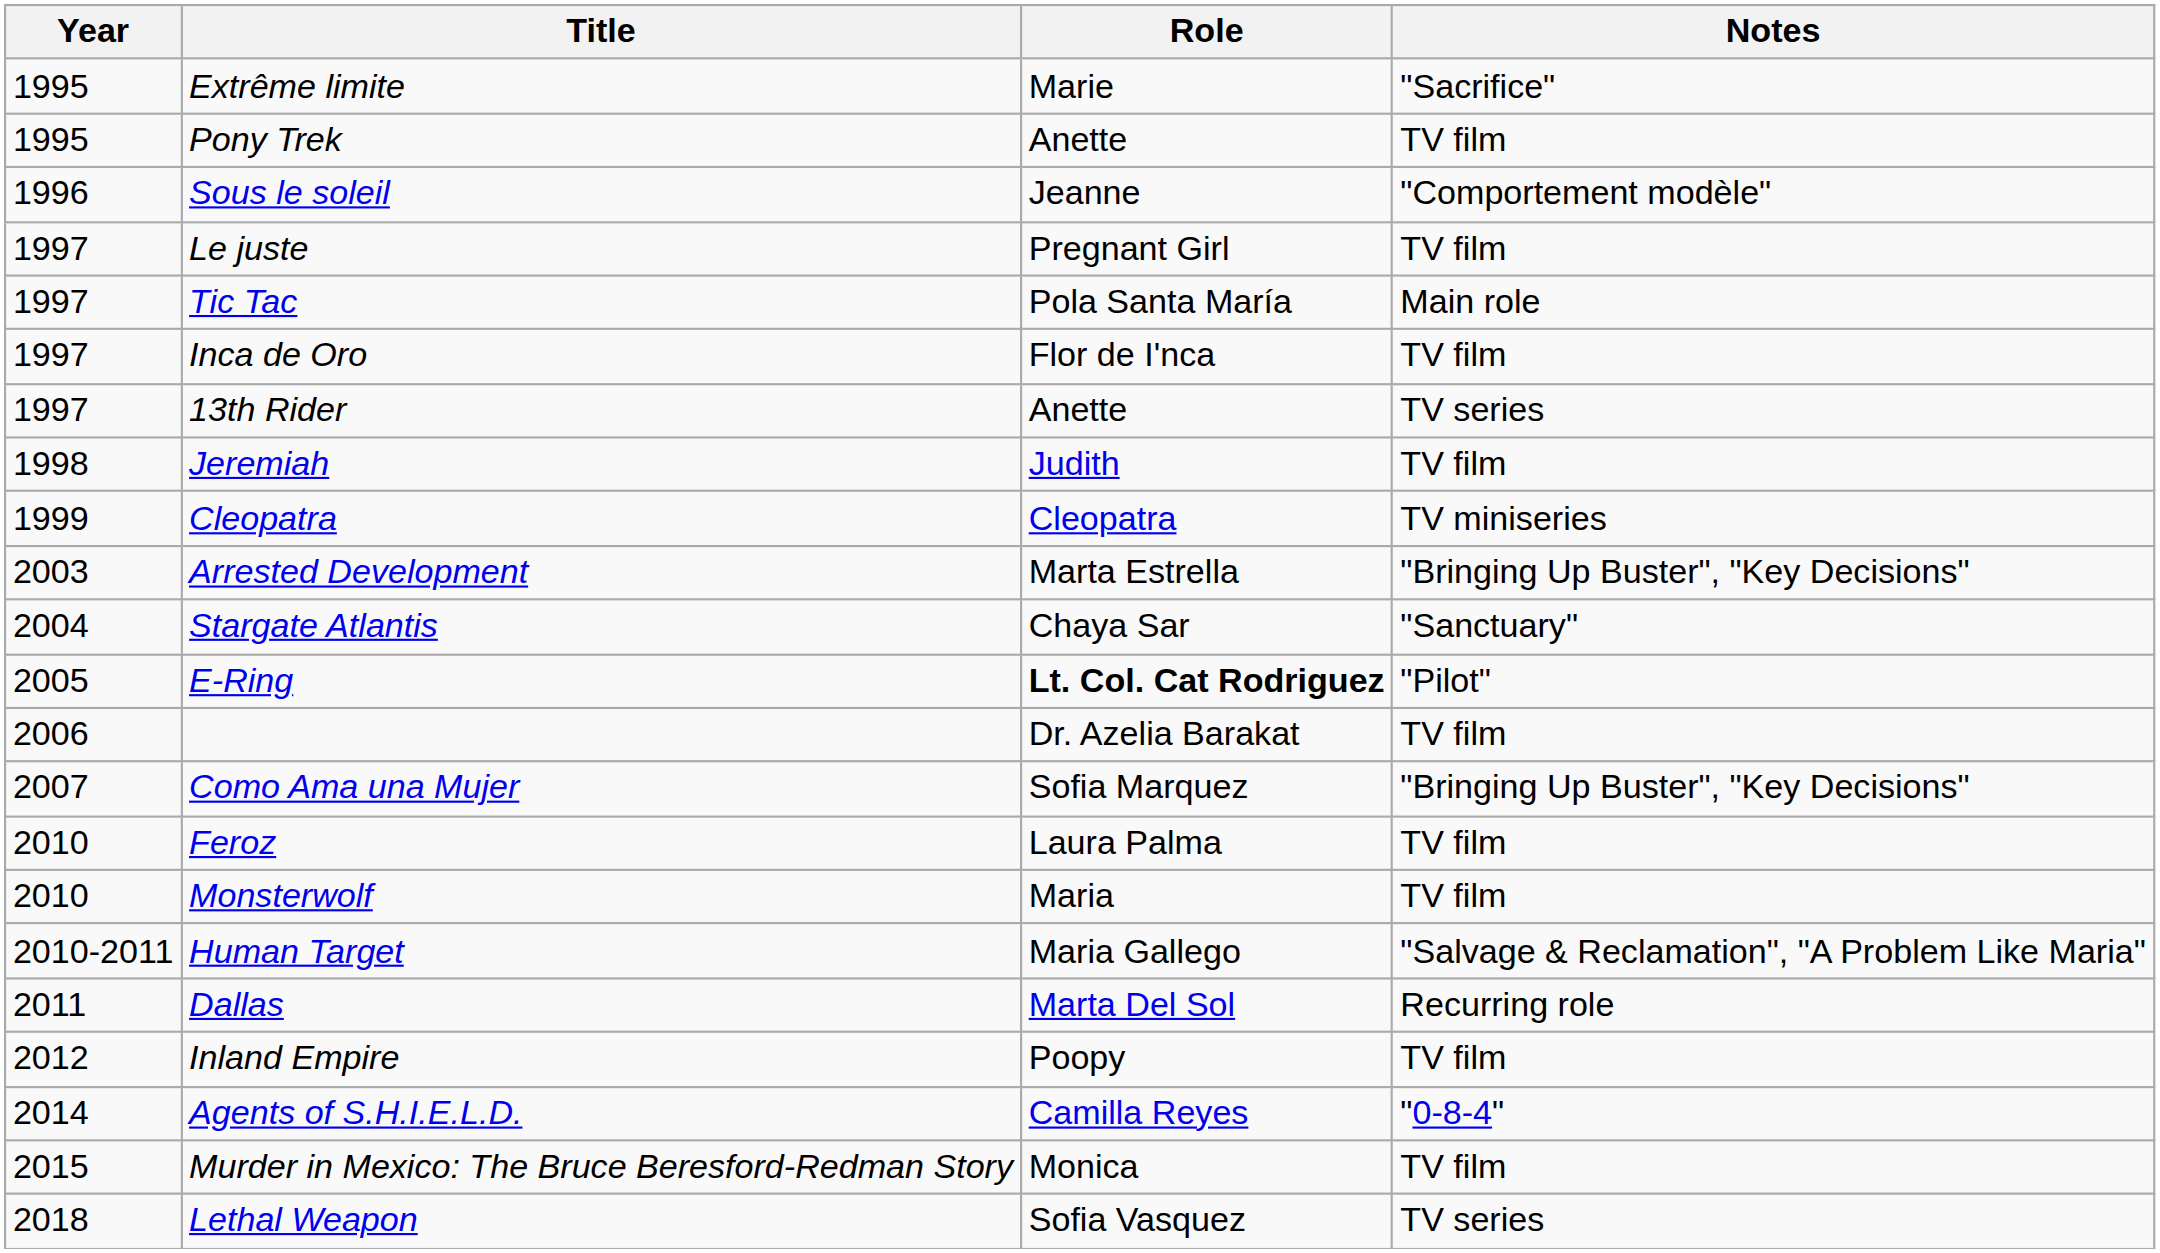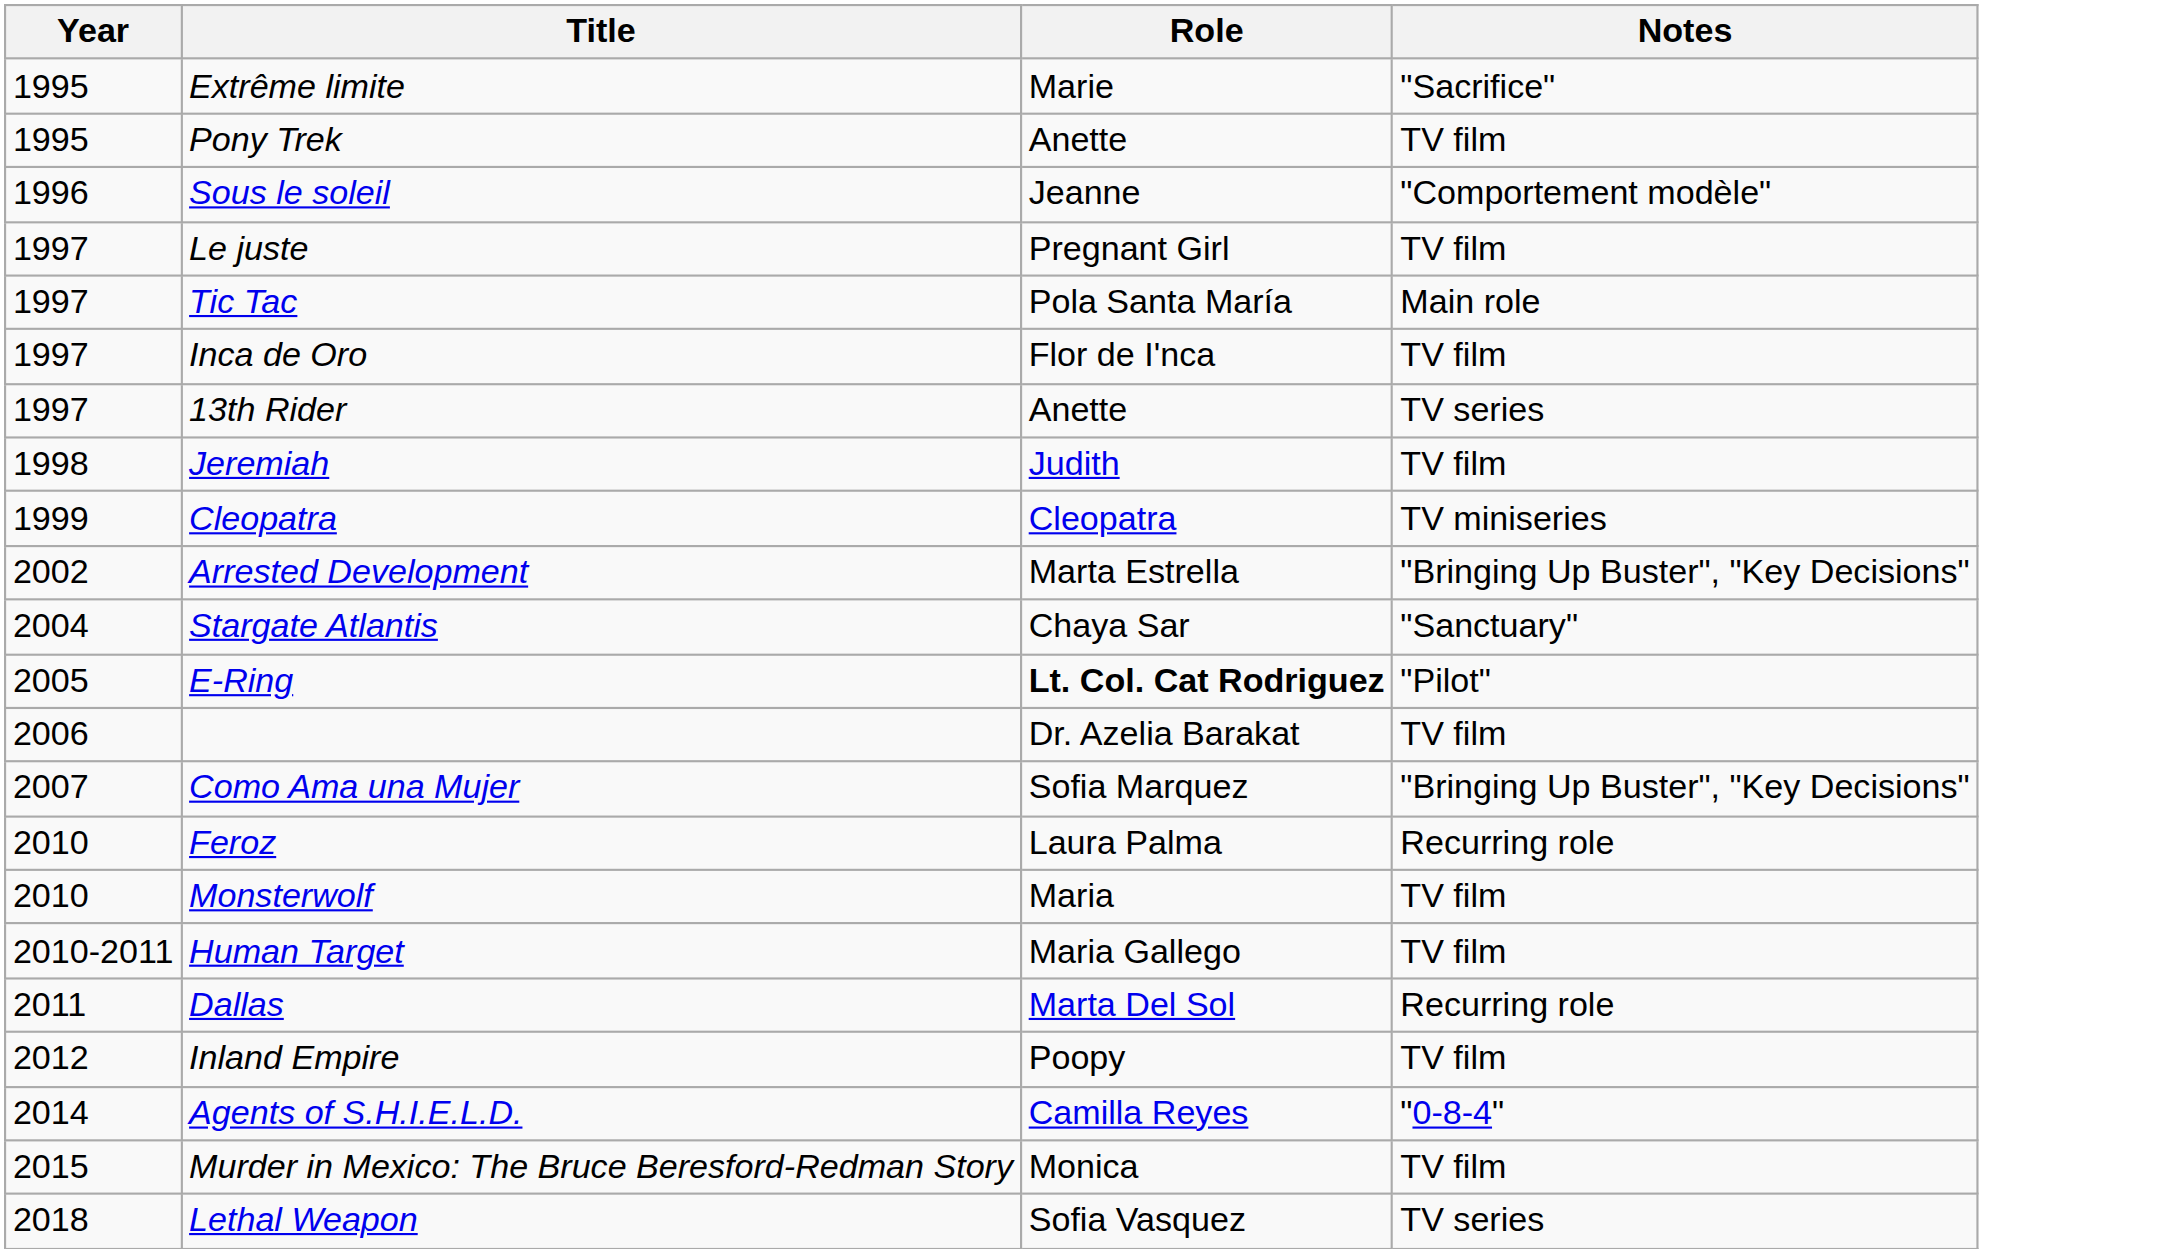(51, 572) 2003 -> (51, 572) 2002
(1453, 842) TV film -> (1507, 842) Recurring role
(1773, 950) "Salvage & Reclamation", "A Problem Like Maria" -> (1453, 950) TV film
